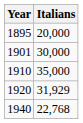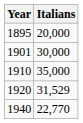(53, 90) 31,929 -> (53, 90) 31,529
(53, 109) 22,768 -> (53, 109) 22,770
